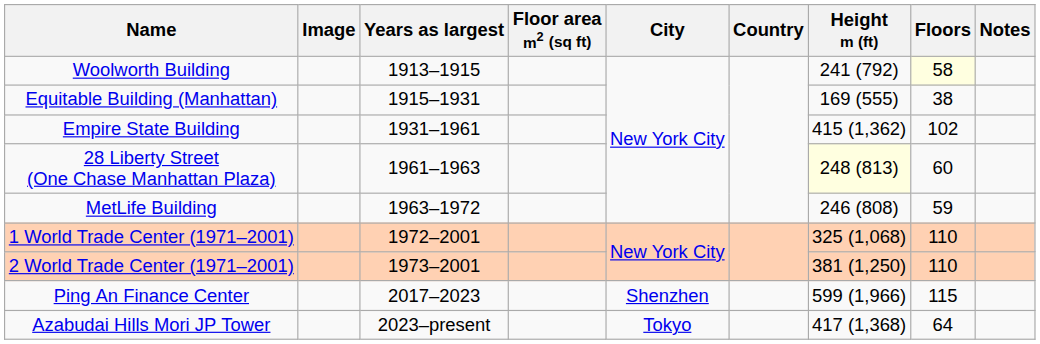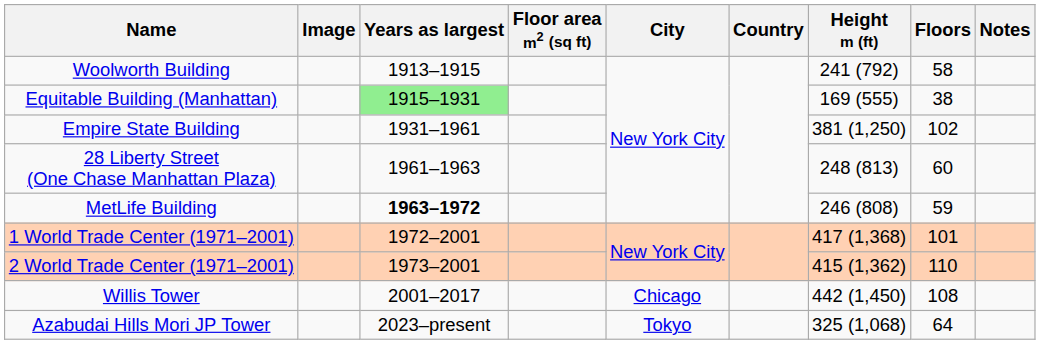(943, 70) lightyellow background -> (943, 70) no background
(434, 99) no background -> (434, 99) lightgreen background
(859, 128) 415 (1,362) -> (859, 128) 381 (1,250)
(859, 168) lightyellow background -> (859, 168) no background
(434, 208) normal -> (434, 208) bold
(859, 237) 325 (1,068) -> (859, 237) 417 (1,368)
(943, 237) 110 -> (943, 237) 101
(859, 266) 381 (1,250) -> (859, 266) 415 (1,362)
+ row: (151, 295)
- row: (151, 295)
(859, 324) 417 (1,368) -> (859, 324) 325 (1,068)
